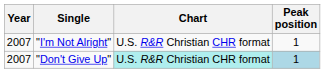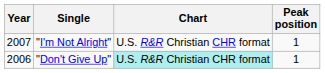(19, 59) 2007 -> (19, 59) 2006
(296, 59) lightblue background -> (296, 59) no background
